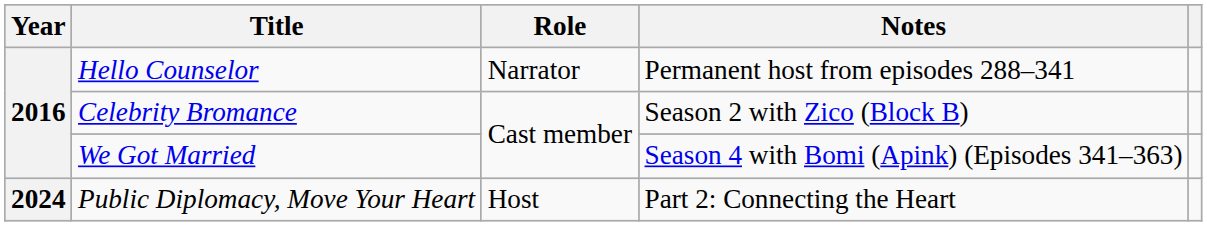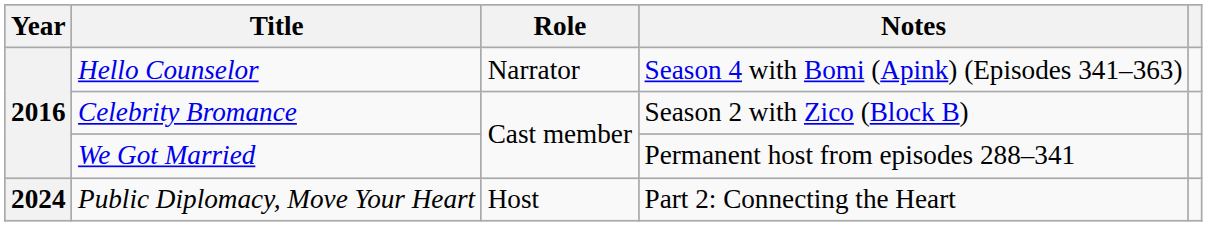(860, 69) Permanent host from episodes 288–341 -> (914, 69) Season 4 with Bomi (Apink) (Episodes 341–363)
(914, 155) Season 4 with Bomi (Apink) (Episodes 341–363) -> (860, 155) Permanent host from episodes 288–341
